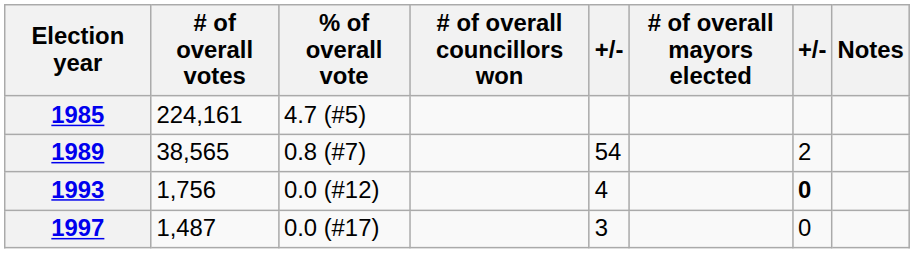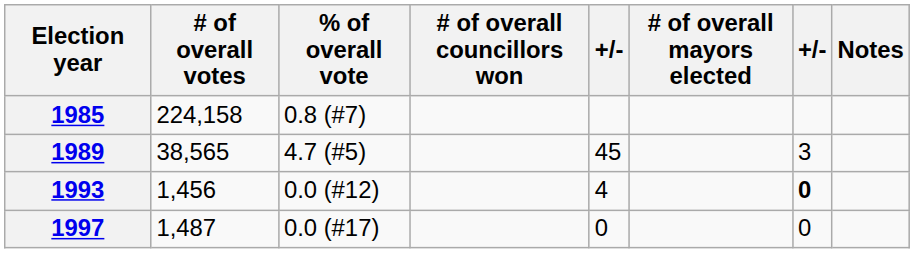(200, 114) 224,161 -> (200, 114) 224,158
(325, 114) 4.7 (#5) -> (325, 114) 0.8 (#7)
(325, 152) 0.8 (#7) -> (325, 152) 4.7 (#5)
(608, 152) 54 -> (608, 152) 45
(805, 152) 2 -> (805, 152) 3
(186, 190) 1,756 -> (186, 190) 1,456
(601, 228) 3 -> (601, 228) 0
